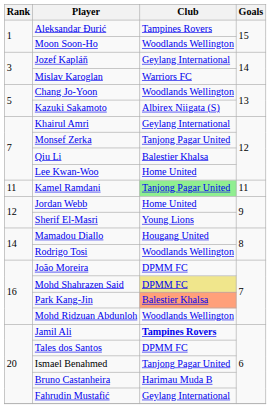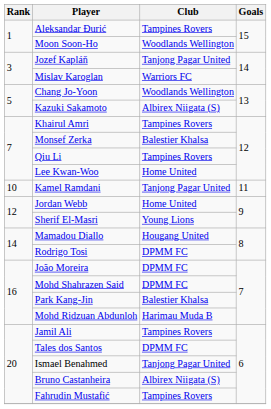(186, 60) Geylang International -> (186, 60) Tanjong Pagar United
(186, 124) Geylang International -> (177, 124) Tampines Rovers
(186, 140) Tanjong Pagar United -> (175, 140) Balestier Khalsa
(175, 156) Balestier Khalsa -> (177, 156) Tampines Rovers
(11, 188) 11 -> (12, 188) 10
(186, 188) lightgreen background -> (186, 188) no background
(188, 252) Woodlands Wellington -> (165, 252) DPMM FC
(165, 284) khaki background -> (165, 284) no background
(175, 300) lightsalmon background -> (175, 300) no background
(188, 316) Woodlands Wellington -> (177, 316) Harimau Muda B
(179, 332) bold -> (177, 332) normal
(177, 380) Harimau Muda B -> (181, 380) Albirex Niigata (S)
(186, 396) Geylang International -> (177, 396) Tampines Rovers
